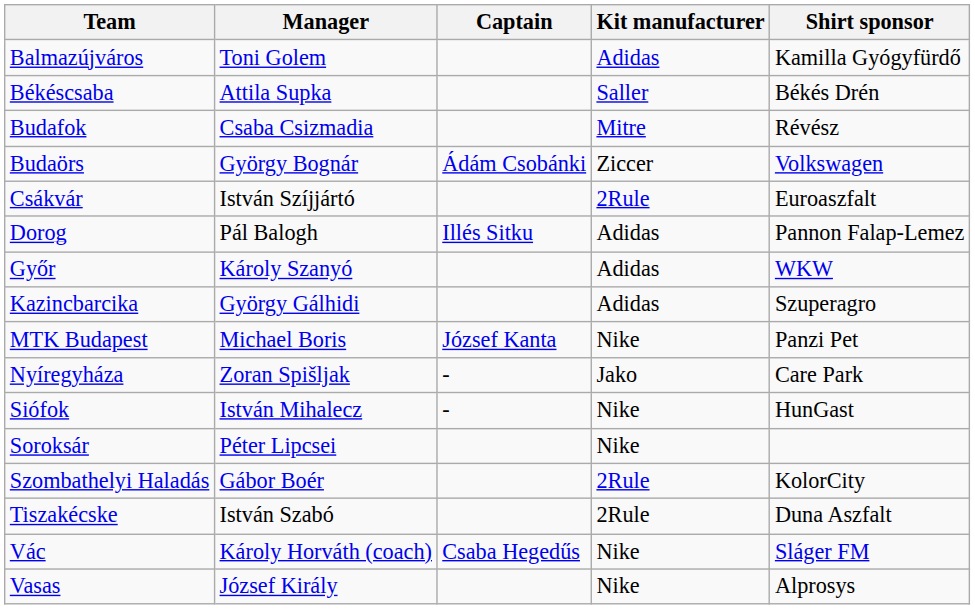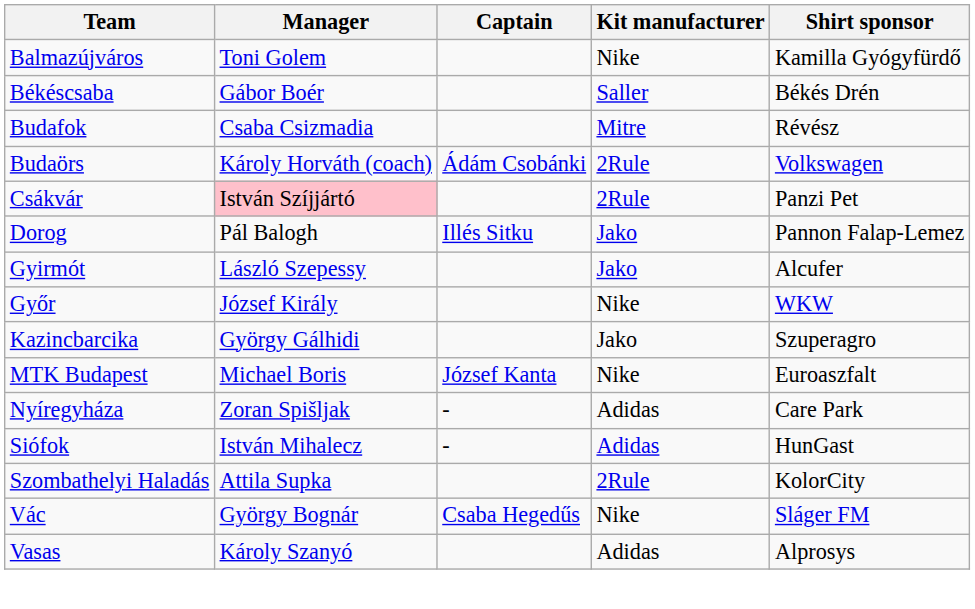(628, 57) Adidas -> (618, 57) Nike
(275, 92) Attila Supka -> (272, 92) Gábor Boér
(289, 163) György Bognár -> (326, 163) Károly Horváth (coach)
(625, 163) Ziccer -> (623, 163) 2Rule
(287, 198) no background -> (287, 198) pink background
(826, 198) Euroaszfalt -> (817, 198) Panzi Pet
(628, 233) Adidas -> (617, 233) Jako
+ row: (48, 269)
(286, 269) Károly Szanyó -> (279, 304) József Király
(628, 269) Adidas -> (618, 304) Nike
(628, 304) Adidas -> (617, 339) Jako
(817, 339) Panzi Pet -> (826, 374) Euroaszfalt
(617, 374) Jako -> (628, 410) Adidas
(618, 410) Nike -> (628, 445) Adidas
- row: (49, 445)
(272, 480) Gábor Boér -> (275, 480) Attila Supka
- row: (64, 515)
(326, 551) Károly Horváth (coach) -> (289, 515) György Bognár
(279, 586) József Király -> (286, 551) Károly Szanyó
(618, 586) Nike -> (628, 551) Adidas
